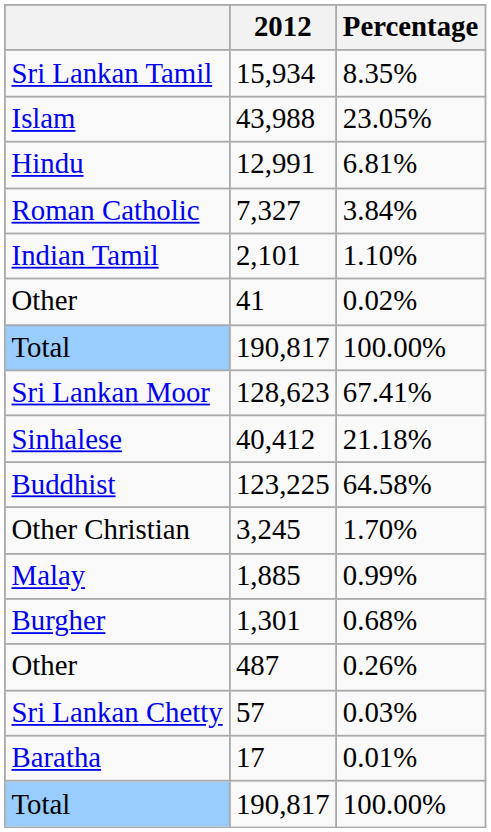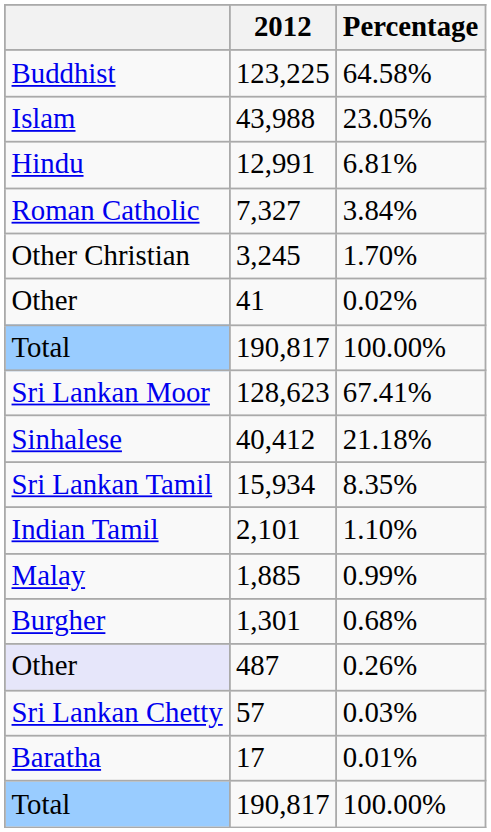rows swapped: (283, 484) <-> (276, 73)
rows swapped: (268, 529) <-> (268, 255)
(44, 666) no background -> (44, 666) lavender background
